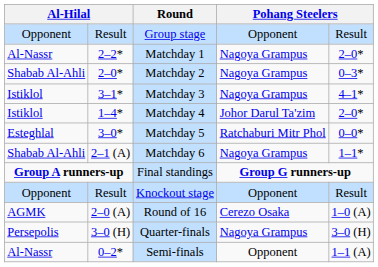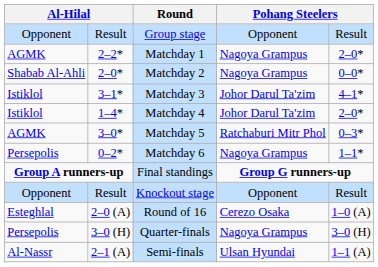(30, 53) Al-Nassr -> (26, 53) AGMK
(351, 73) 0–3* -> (351, 73) 0–0*
(264, 93) Nagoya Grampus -> (267, 93) Johor Darul Ta'zim
(30, 133) Esteghlal -> (26, 133) AGMK
(351, 133) 0–0* -> (351, 133) 0–3*
(46, 152) Shabab Al-Ahli -> (33, 152) Persepolis
(111, 152) 2–1 (A) -> (111, 152) 0–2*
(26, 212) AGMK -> (30, 212) Esteghlal
(111, 251) 0–2* -> (111, 251) 2–1 (A)
(273, 251) Opponent -> (257, 251) Ulsan Hyundai
